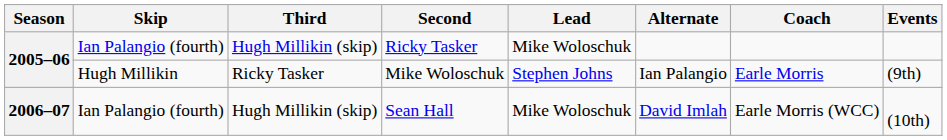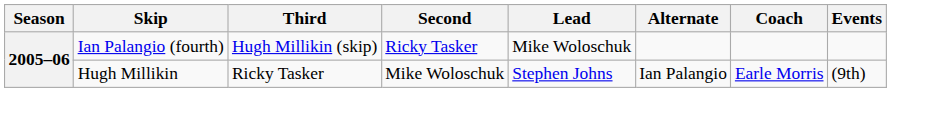- row: (419, 111)
